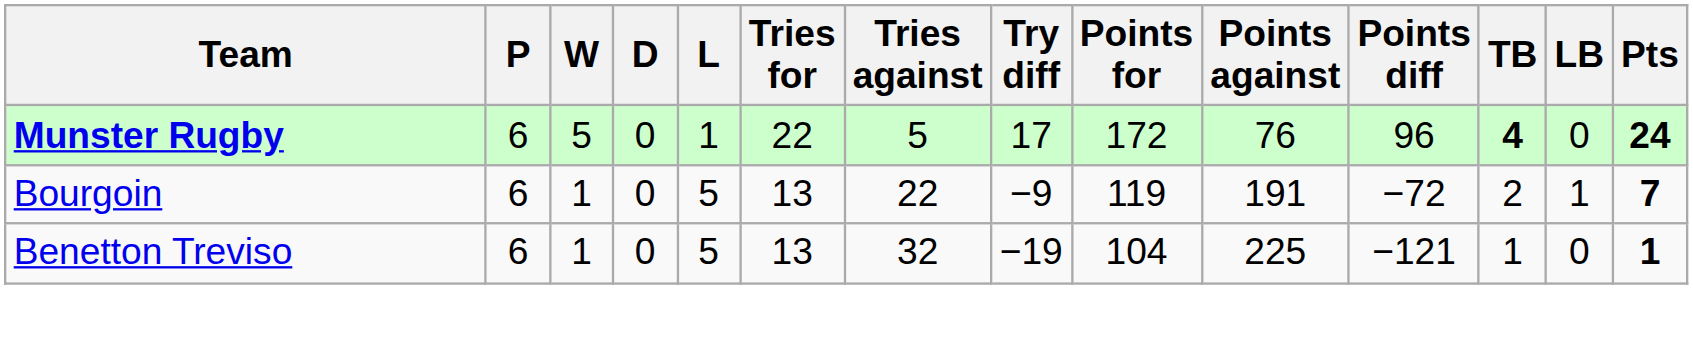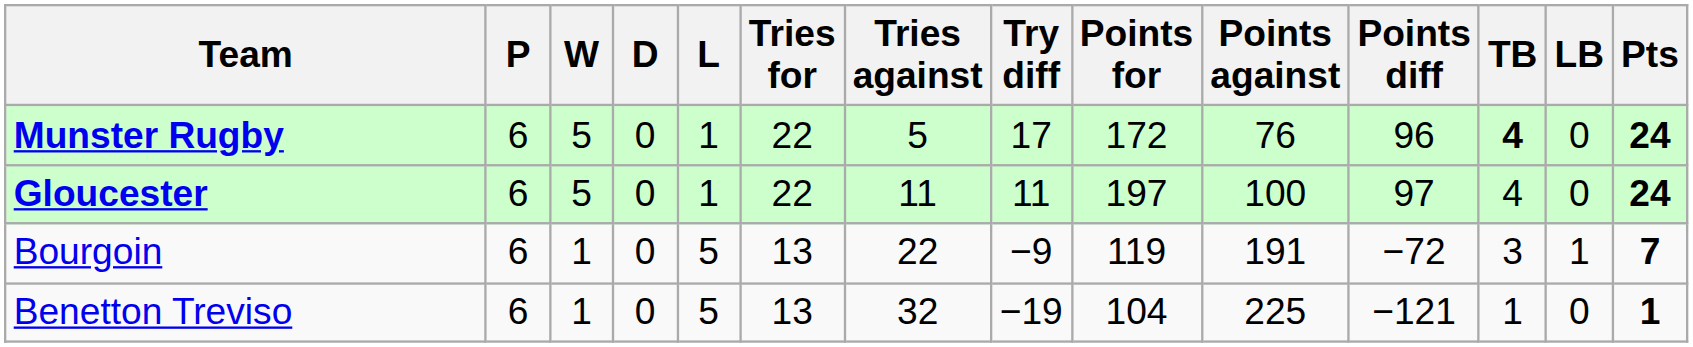+ row: (111, 193)
(1513, 193) 2 -> (1513, 252) 3
